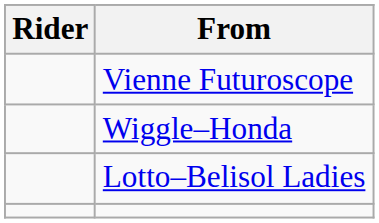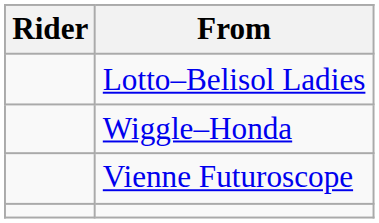rows swapped: (228, 78) <-> (234, 177)
